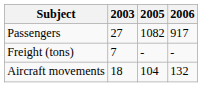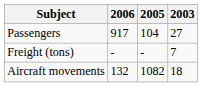columns swapped: (123, 14) <-> (182, 14)
(152, 33) 1082 -> (149, 33) 104
(149, 71) 104 -> (152, 71) 1082
